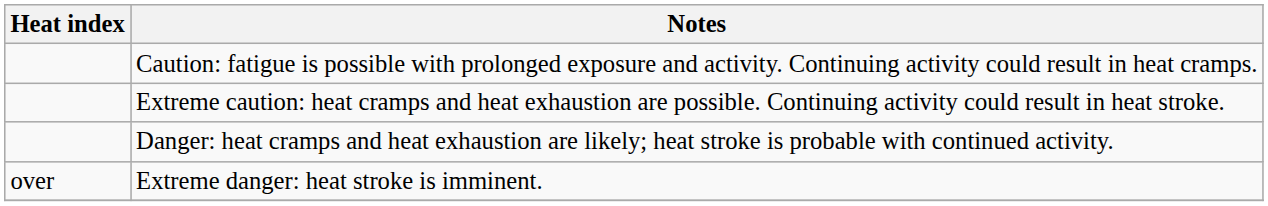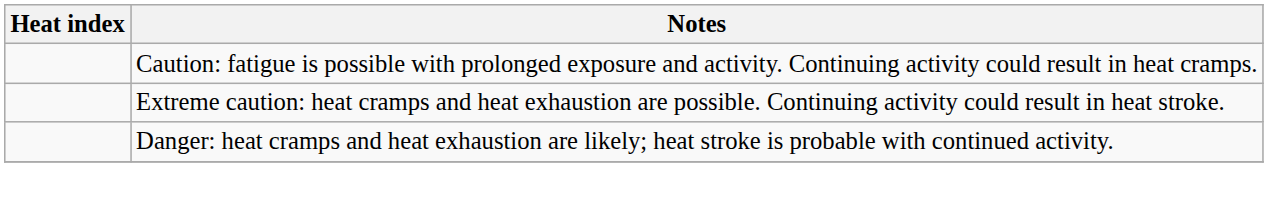- row: (339, 180)
